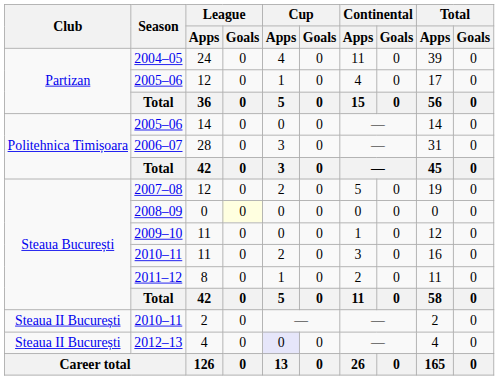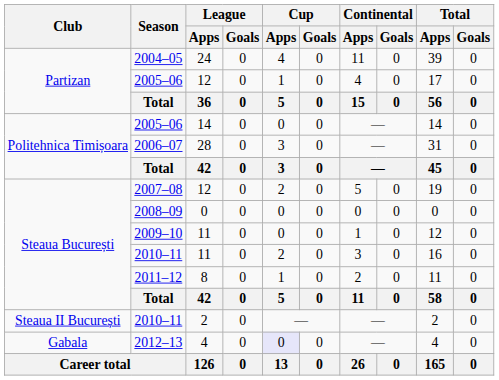(243, 211) lightyellow background -> (243, 211) no background
(68, 342) Steaua II București -> (68, 342) Gabala
